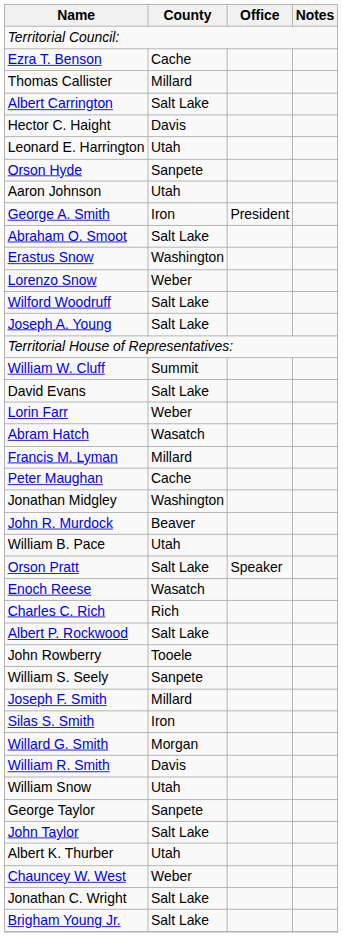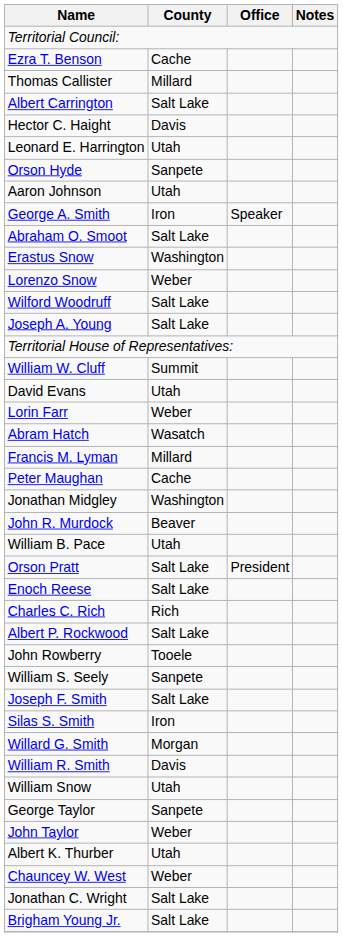(260, 214) President -> (256, 214) Speaker
(180, 390) Salt Lake -> (166, 390) Utah
(256, 567) Speaker -> (260, 567) President
(178, 589) Wasatch -> (180, 589) Salt Lake
(172, 699) Millard -> (180, 699) Salt Lake
(180, 832) Salt Lake -> (171, 832) Weber
